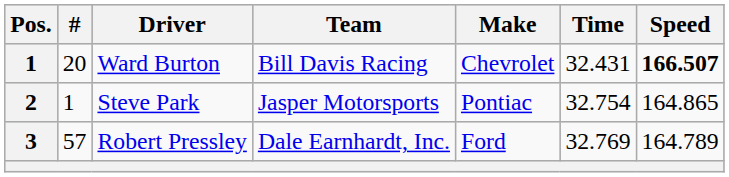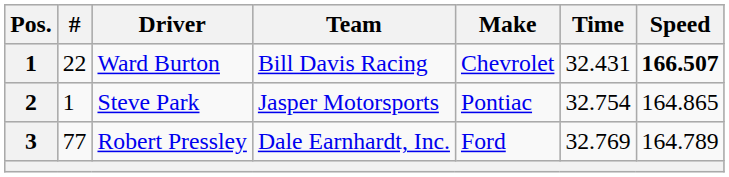(75, 63) 20 -> (75, 63) 22
(75, 141) 57 -> (75, 141) 77
